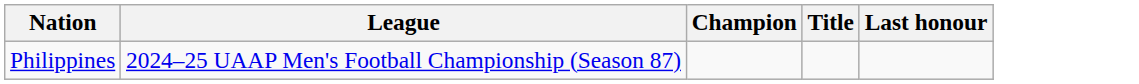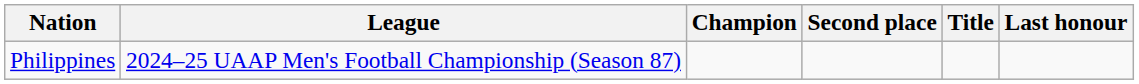+ column: (872, 23)
